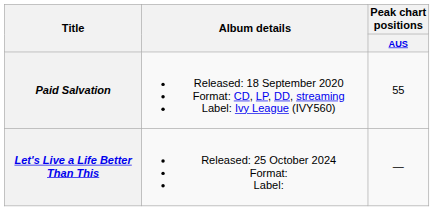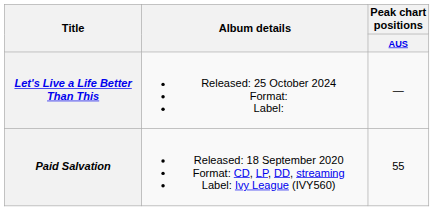rows swapped: (73, 90) <-> (73, 167)
